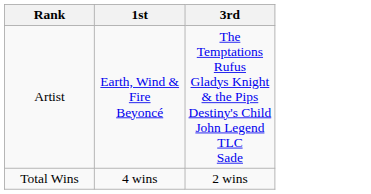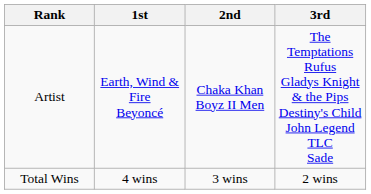+ column: (230, 15)
